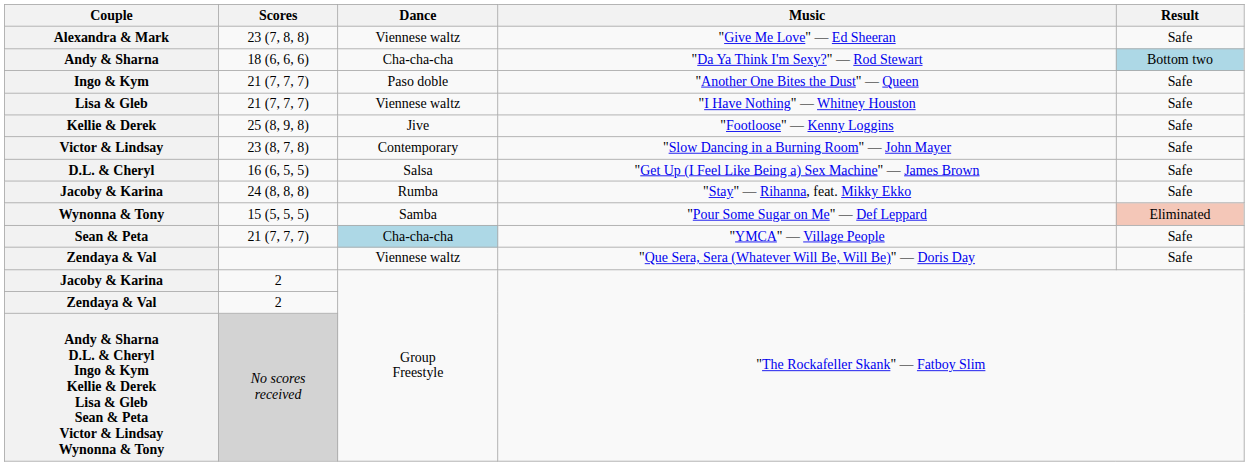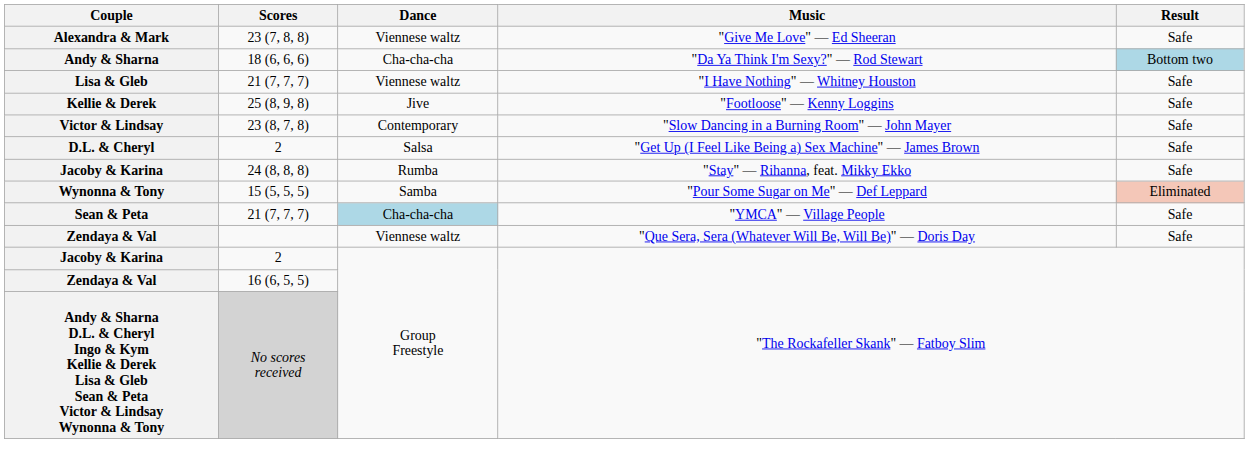- row: (111, 81)
(278, 170) 16 (6, 5, 5) -> (278, 147) 2
(278, 302) 2 -> (278, 280) 16 (6, 5, 5)
